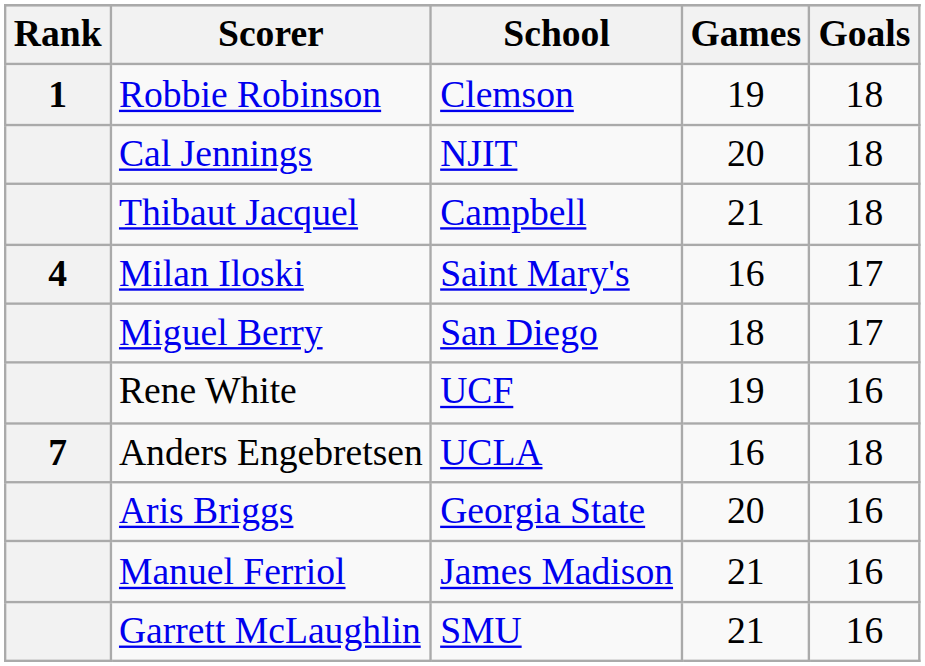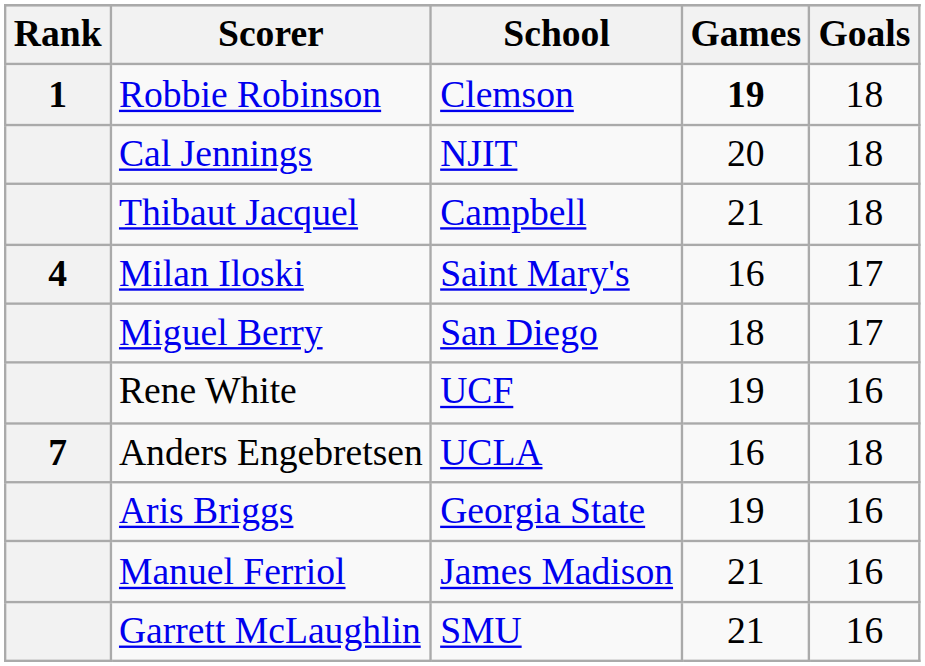(746, 93) normal -> (746, 93) bold
(746, 511) 20 -> (746, 511) 19
